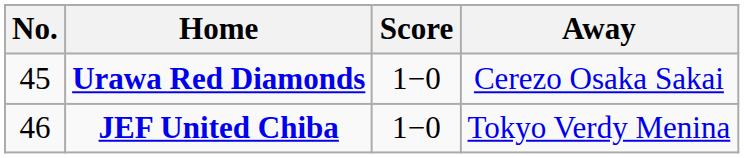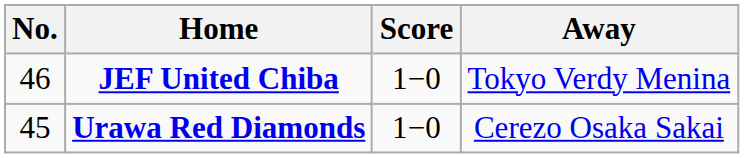rows swapped: (219, 78) <-> (219, 127)
